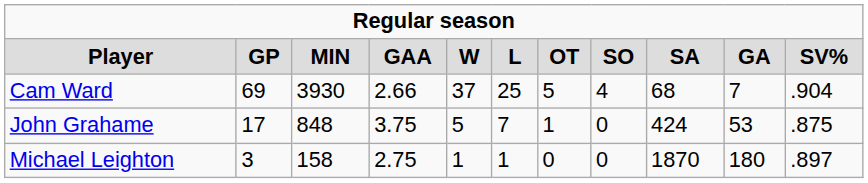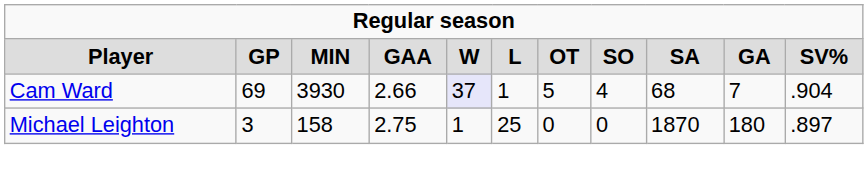(464, 90) no background -> (464, 90) lavender background
(509, 90) 25 -> (503, 90) 1
- row: (82, 125)
(503, 159) 1 -> (509, 125) 25
